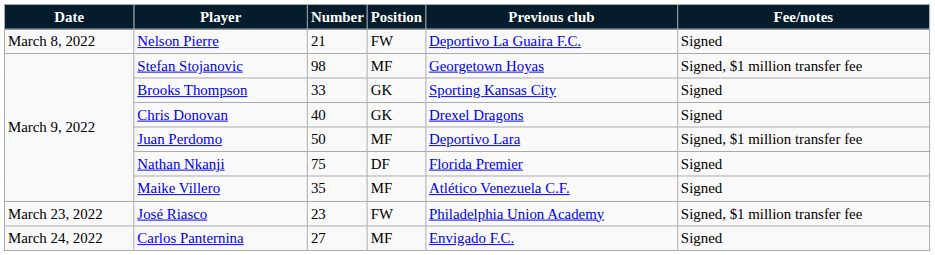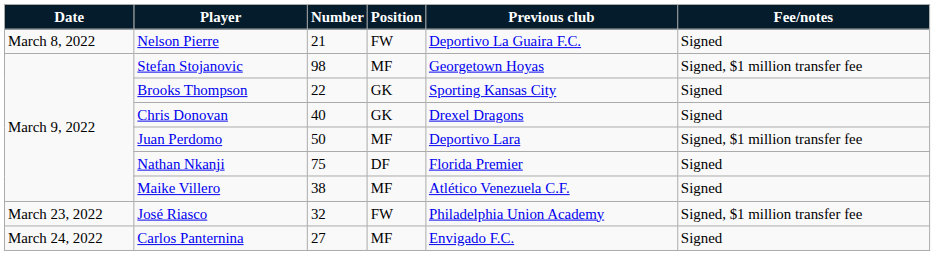(318, 90) 33 -> (318, 90) 22
(318, 188) 35 -> (318, 188) 38
(318, 213) 23 -> (318, 213) 32
